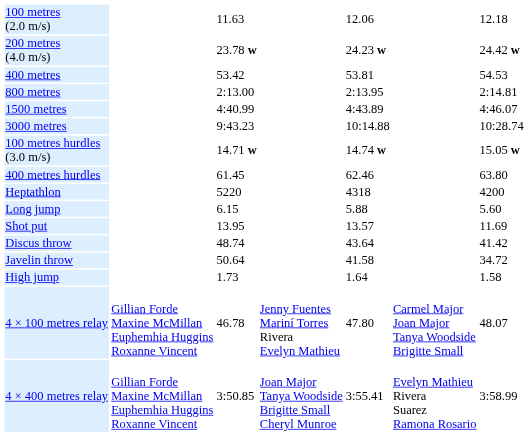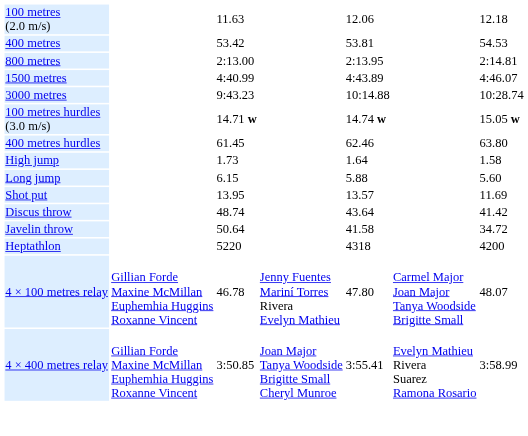- row: (33, 50)
rows swapped: (32, 277) <-> (33, 191)
